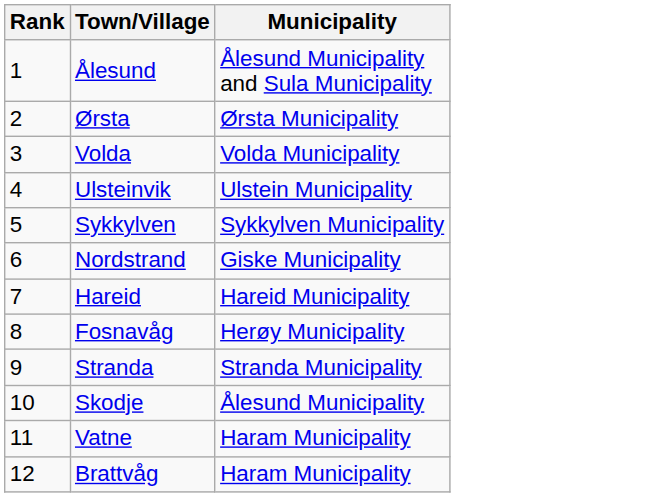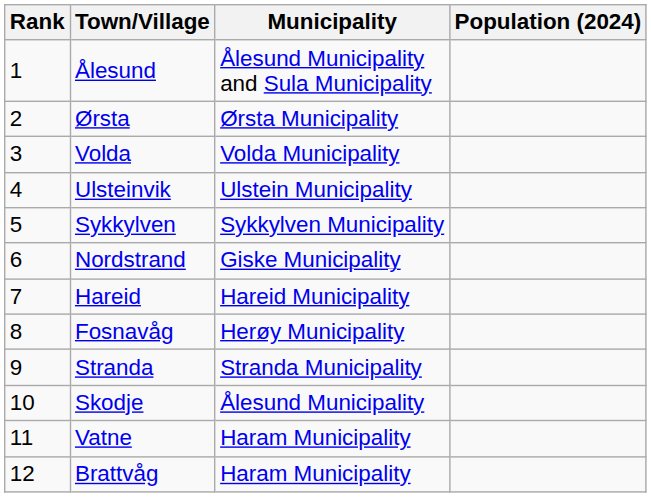+ column: (548, 22)
